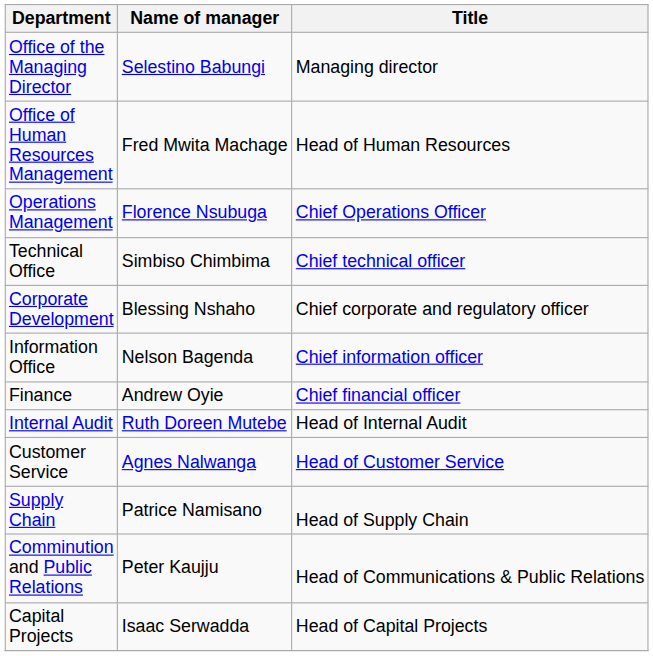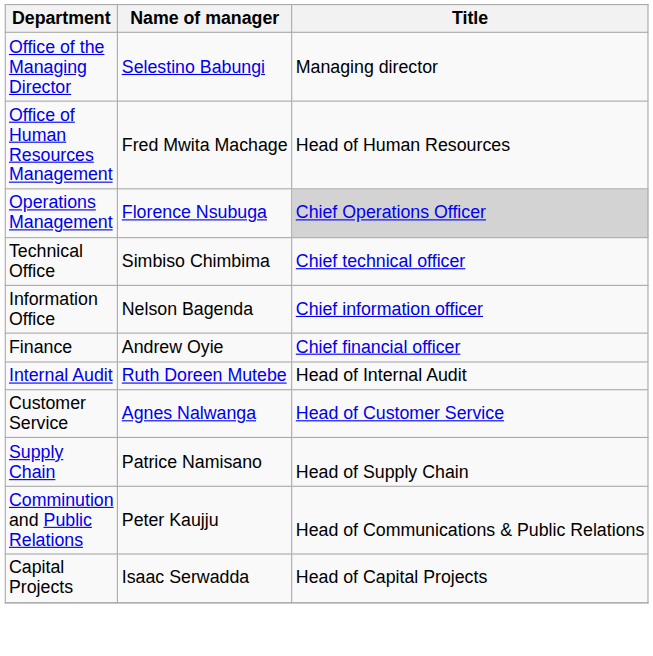(391, 212) no background -> (391, 212) lightgrey background
- row: (61, 309)
